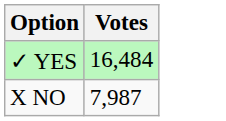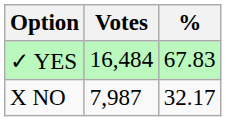+ column: (190, 22)
